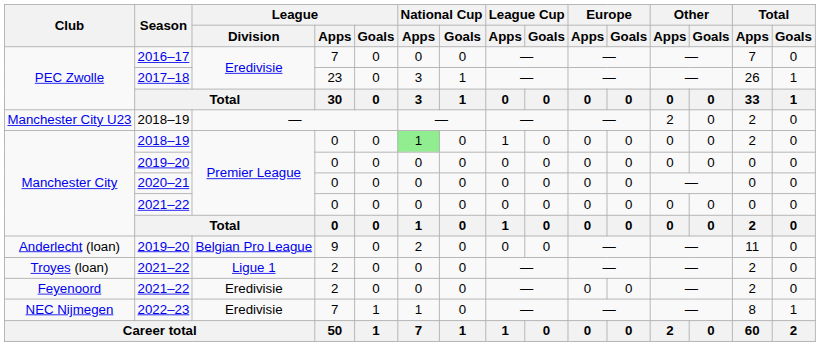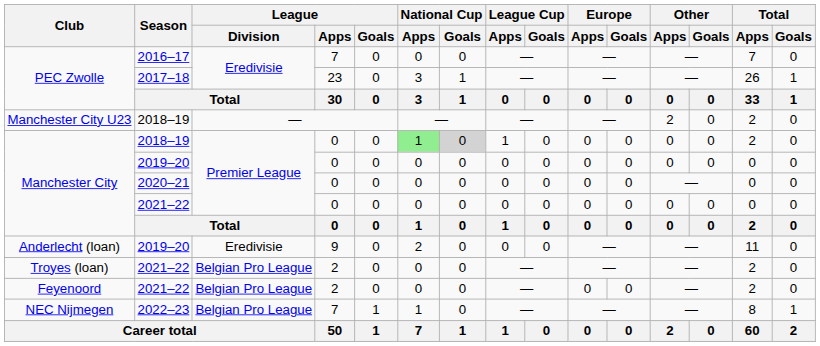(463, 141) no background -> (463, 141) lightgrey background
(254, 246) Belgian Pro League -> (254, 246) Eredivisie
(254, 267) Ligue 1 -> (254, 267) Belgian Pro League
(254, 288) Eredivisie -> (254, 288) Belgian Pro League
(254, 309) Eredivisie -> (254, 309) Belgian Pro League
